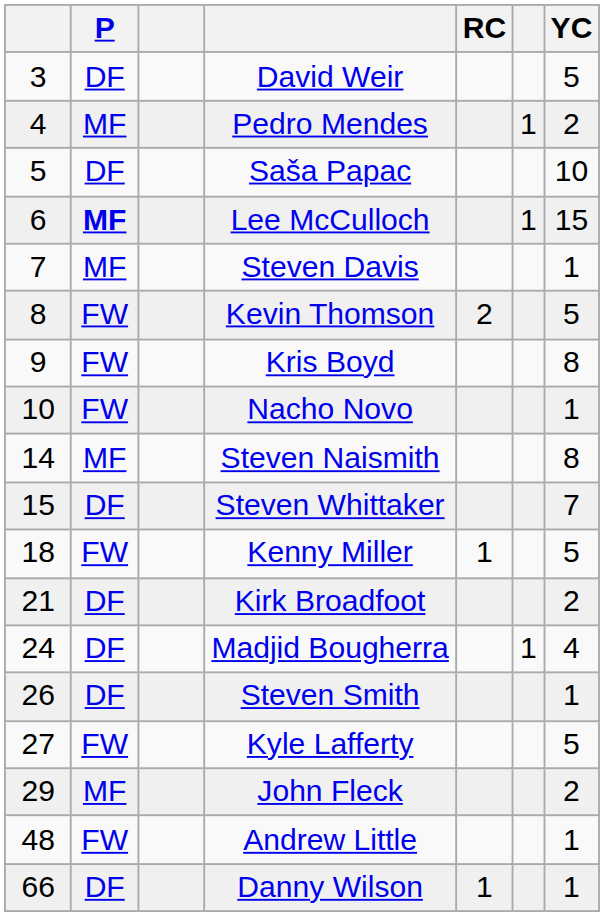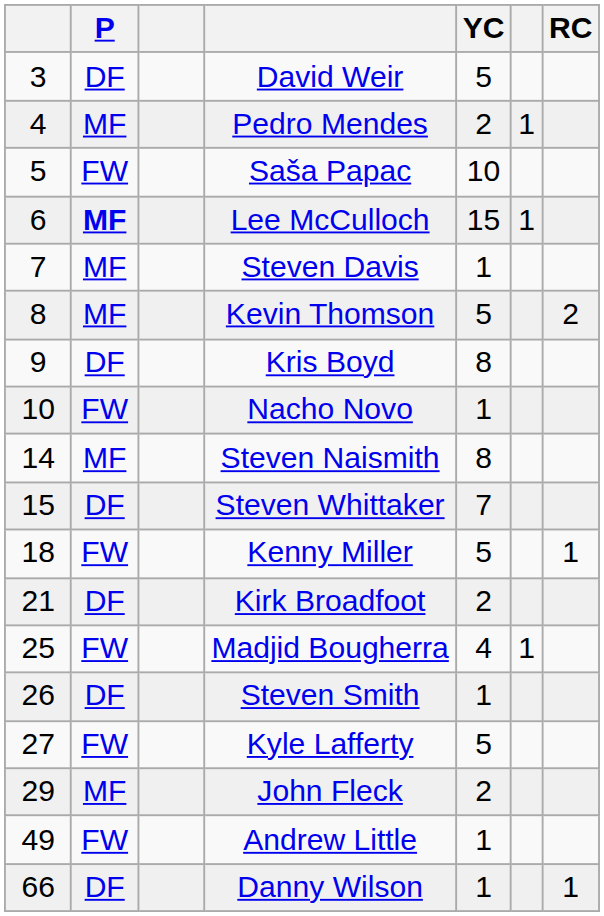columns swapped: (572, 28) <-> (484, 28)
(105, 171) DF -> (105, 171) FW
(105, 314) FW -> (105, 314) MF
(105, 362) FW -> (105, 362) DF
(38, 648) 24 -> (38, 648) 25
(105, 648) DF -> (105, 648) FW
(38, 839) 48 -> (38, 839) 49
